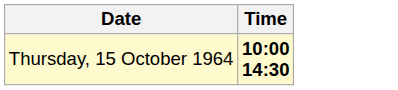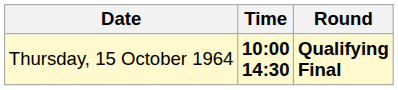+ column: (343, 19)
